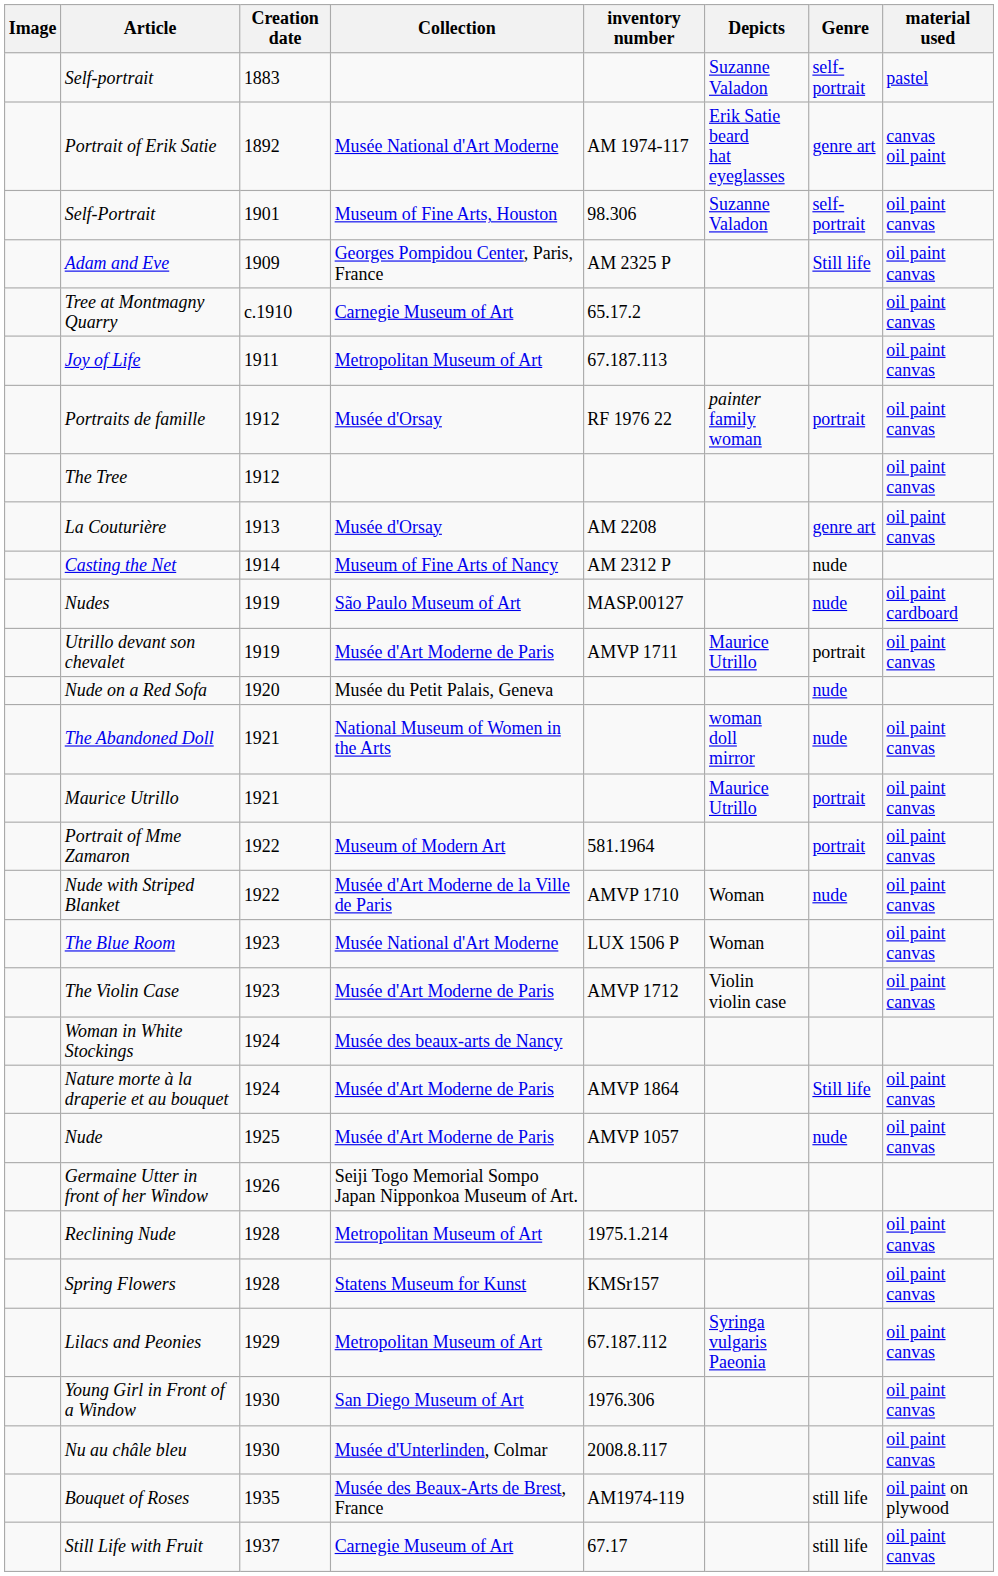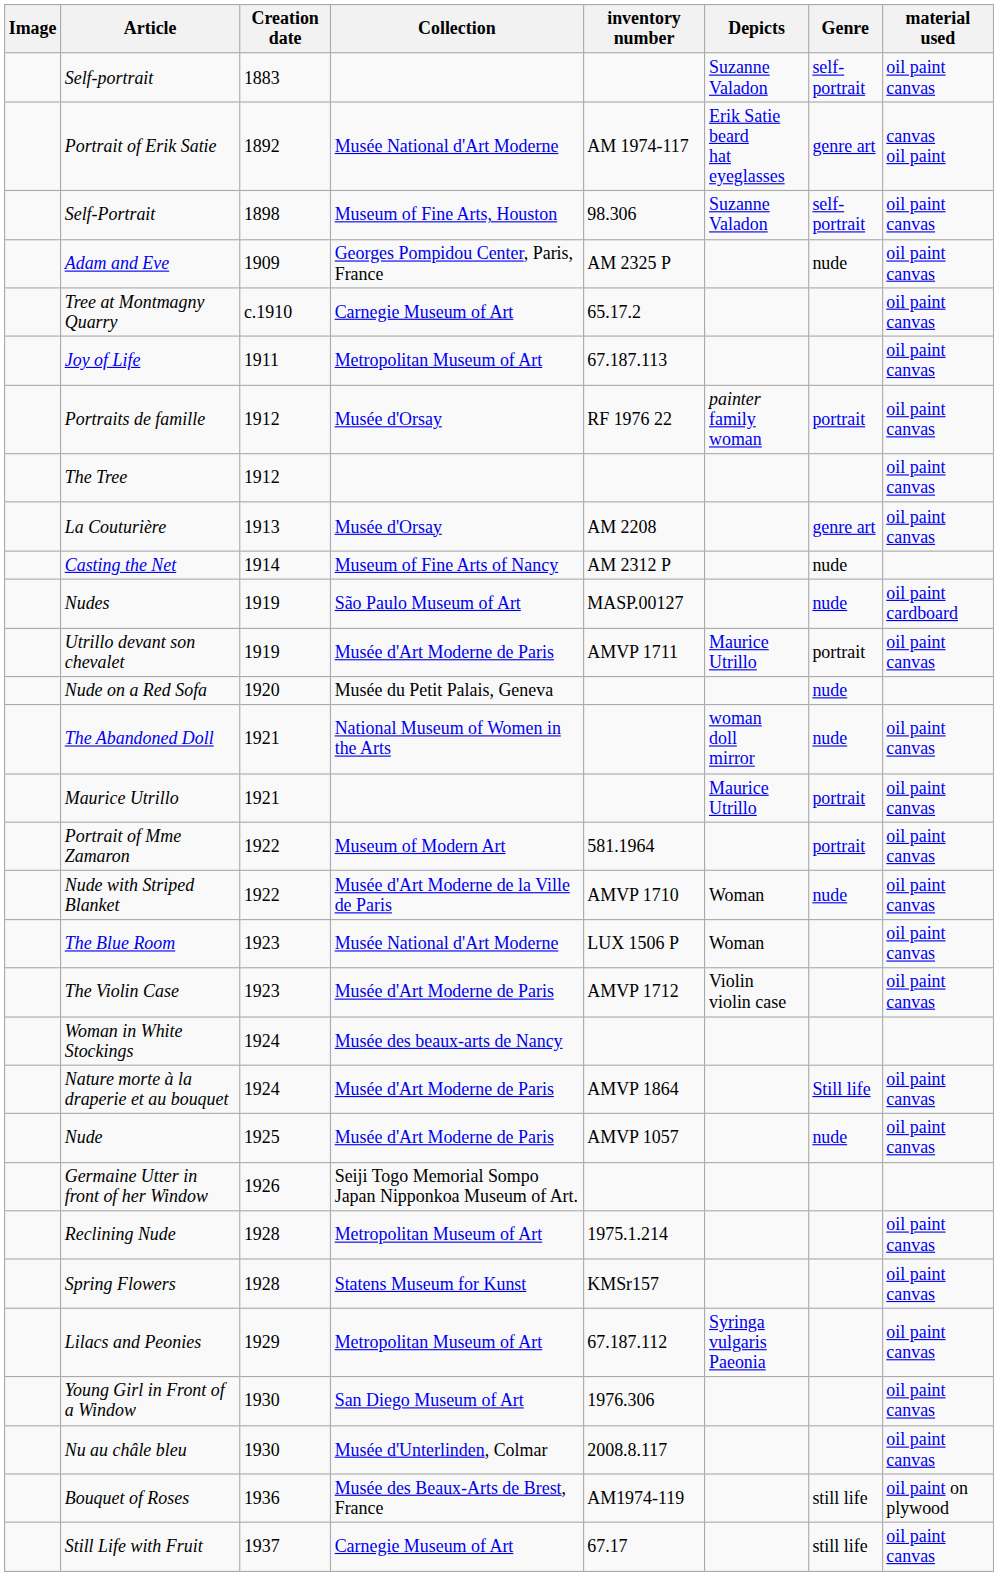(907, 77) pastel -> (916, 77) oil paint canvas
(262, 214) 1901 -> (262, 214) 1898
(841, 263) Still life -> (830, 263) nude
(262, 1498) 1935 -> (262, 1498) 1936
